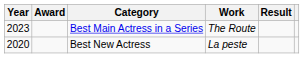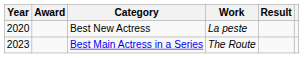rows swapped: (110, 45) <-> (137, 28)
